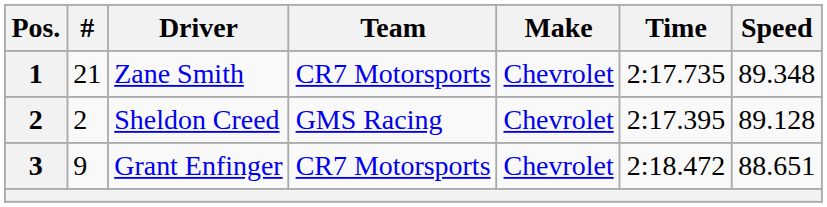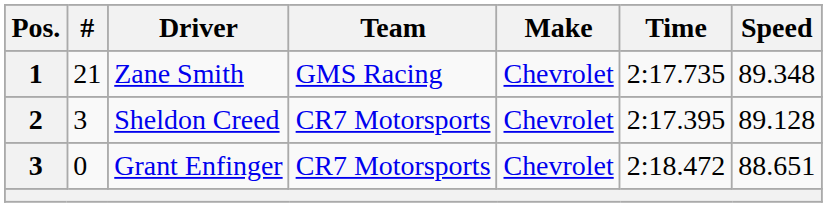(393, 73) CR7 Motorsports -> (369, 73) GMS Racing
(80, 119) 2 -> (80, 119) 3
(369, 119) GMS Racing -> (393, 119) CR7 Motorsports
(80, 166) 9 -> (80, 166) 0
